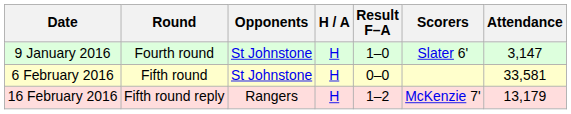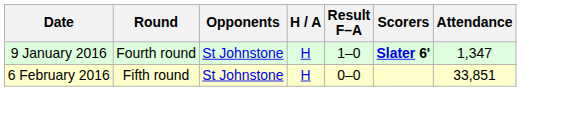(443, 53) normal -> (403, 53) bold
(525, 53) 3,147 -> (475, 53) 1,347
(525, 75) 33,581 -> (475, 75) 33,851
- row: (63, 97)
